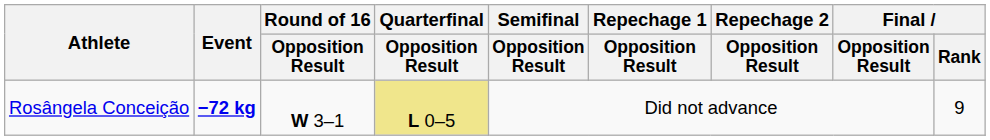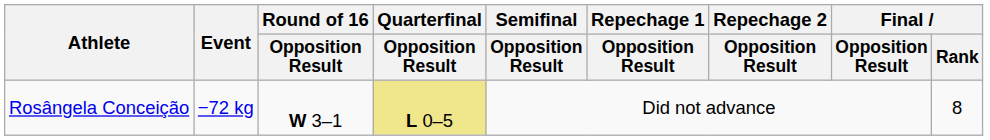(227, 108) bold -> (226, 108) normal
(959, 108) 9 -> (957, 108) 8
